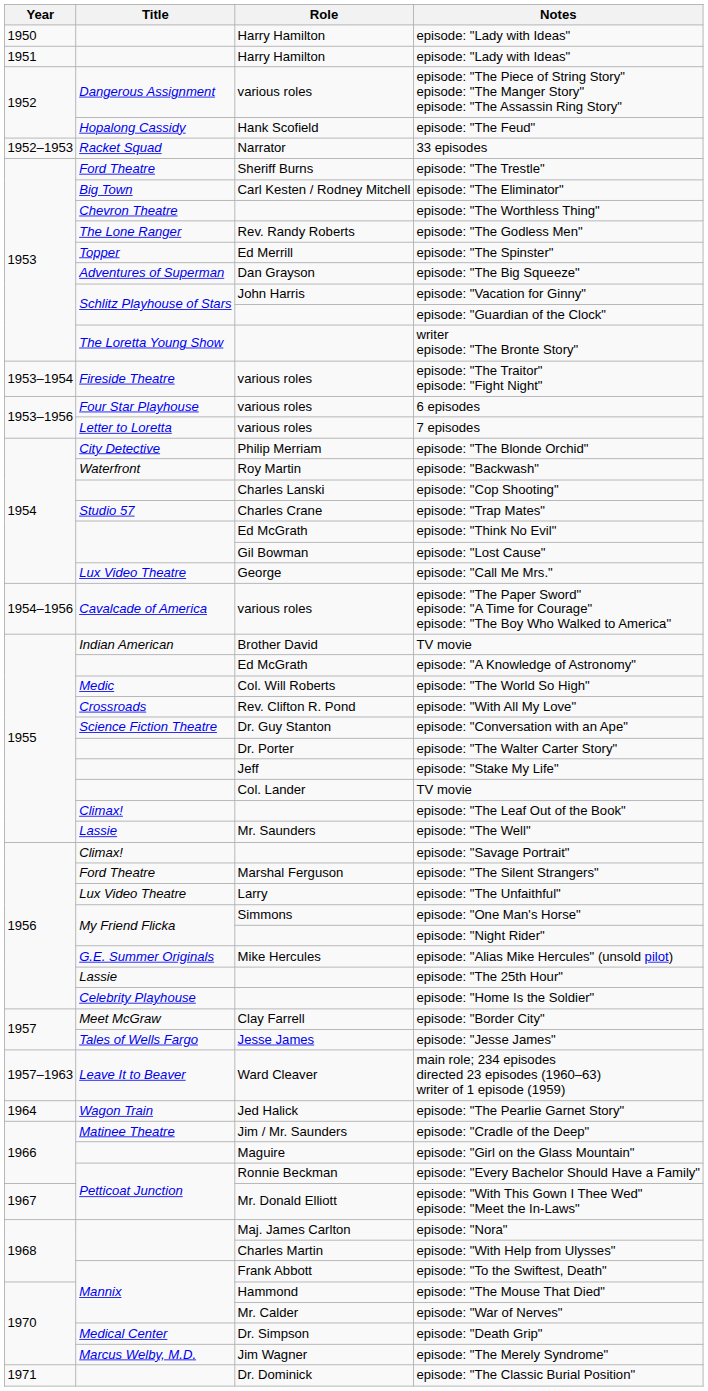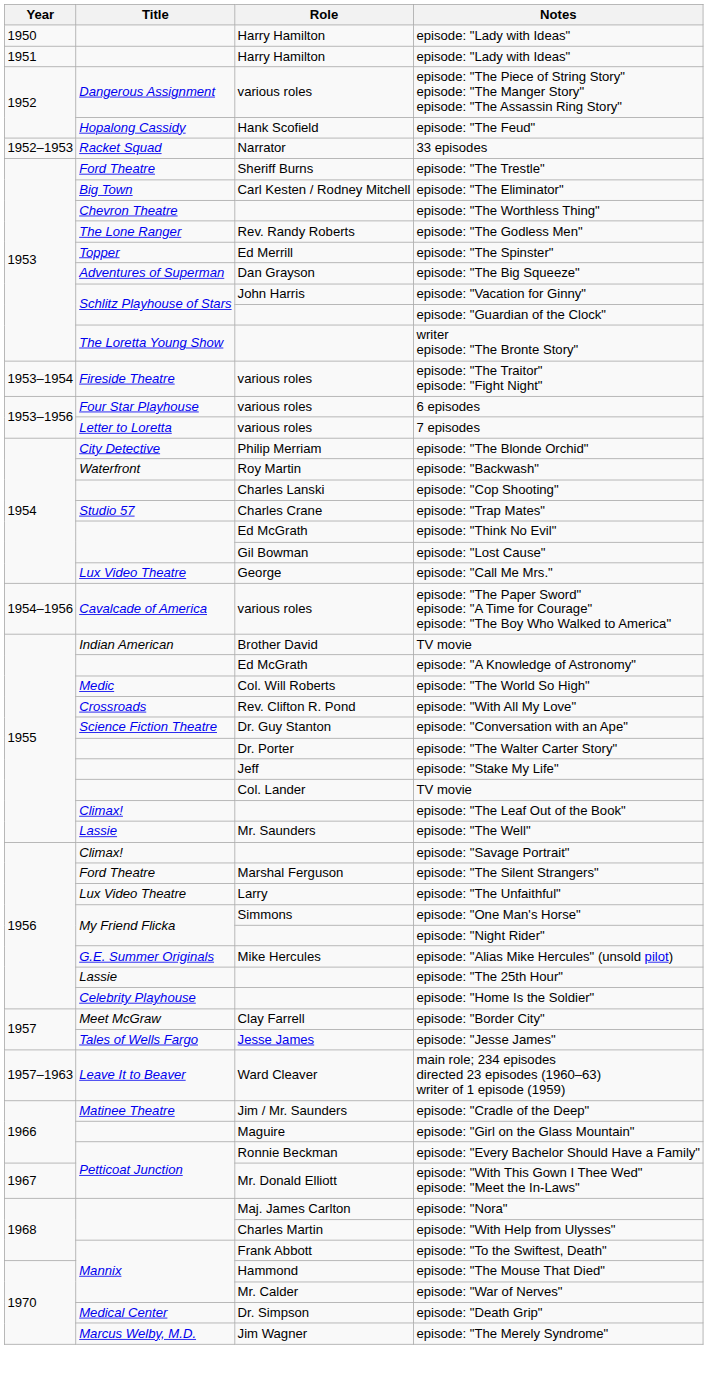- row: (268, 1110)
- row: (275, 1375)
